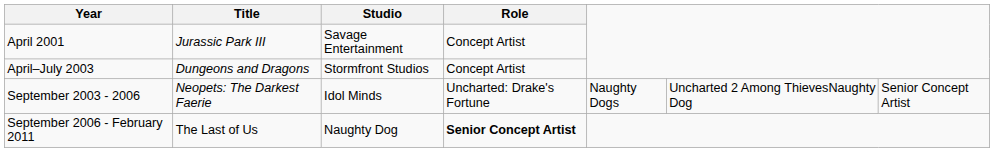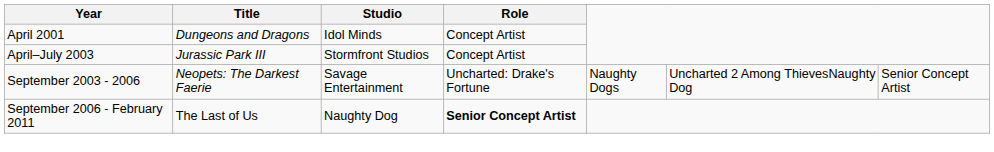(221, 41) Jurassic Park III -> (242, 34) Dungeons and Dragons
(363, 41) Savage Entertainment -> (353, 34) Idol Minds
(242, 68) Dungeons and Dragons -> (221, 54) Jurassic Park III
(353, 95) Idol Minds -> (363, 81) Savage Entertainment
